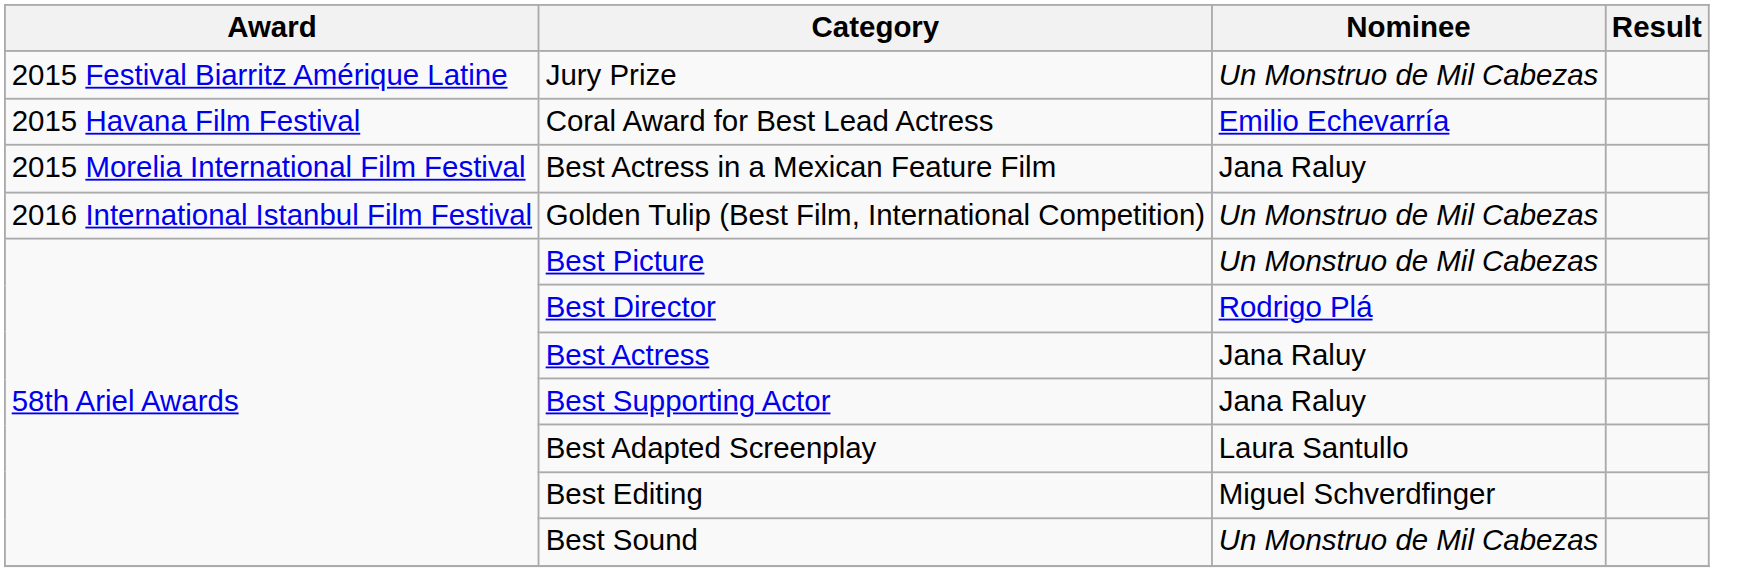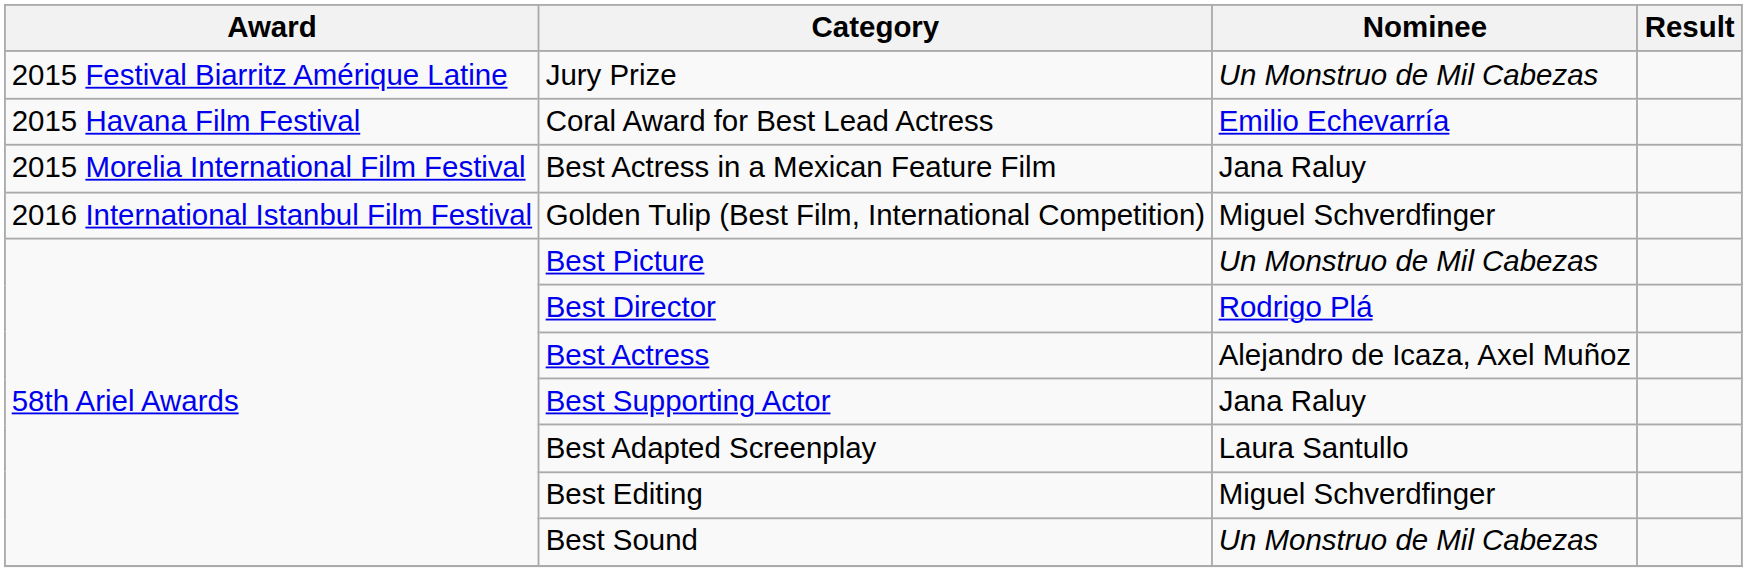(1408, 214) Un Monstruo de Mil Cabezas -> (1357, 214) Miguel Schverdfinger
(1292, 354) Jana Raluy -> (1425, 354) Alejandro de Icaza, Axel Muñoz
